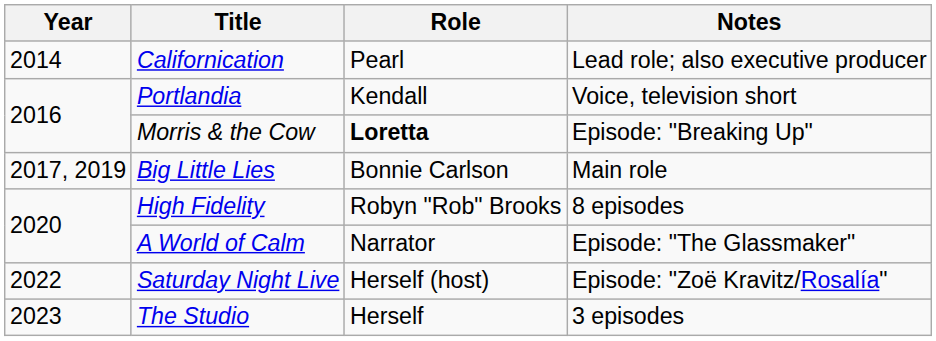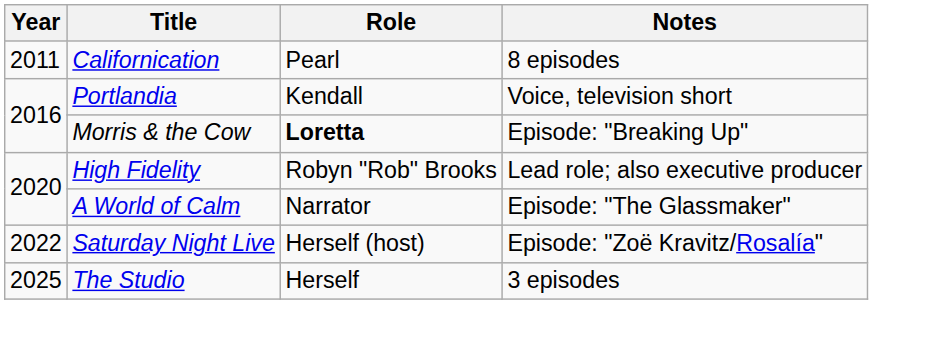(36, 59) 2014 -> (35, 59) 2011
(749, 59) Lead role; also executive producer -> (564, 59) 8 episodes
- row: (206, 170)
(628, 206) 8 episodes -> (685, 170) Lead role; also executive producer
(36, 317) 2023 -> (36, 280) 2025
